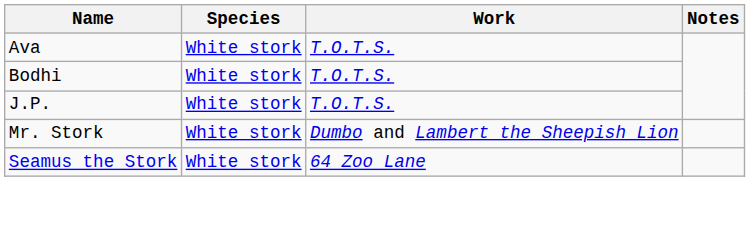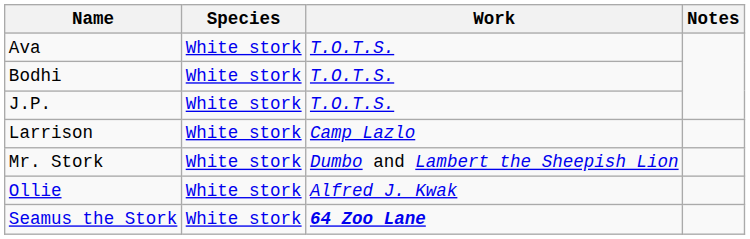+ row: (51, 133)
+ row: (35, 191)
(368, 162) normal -> (368, 219) bold
